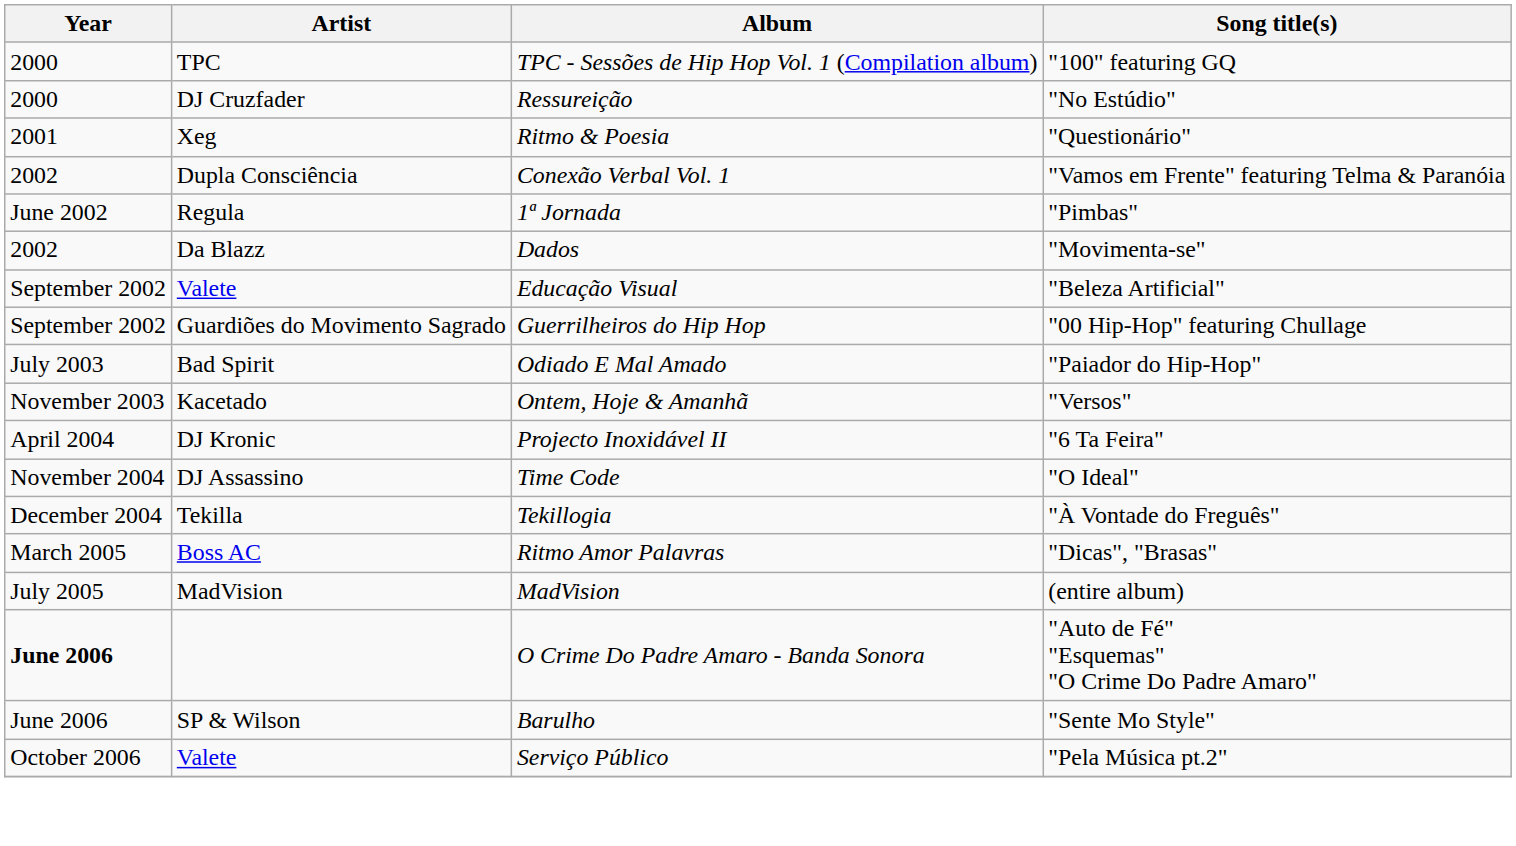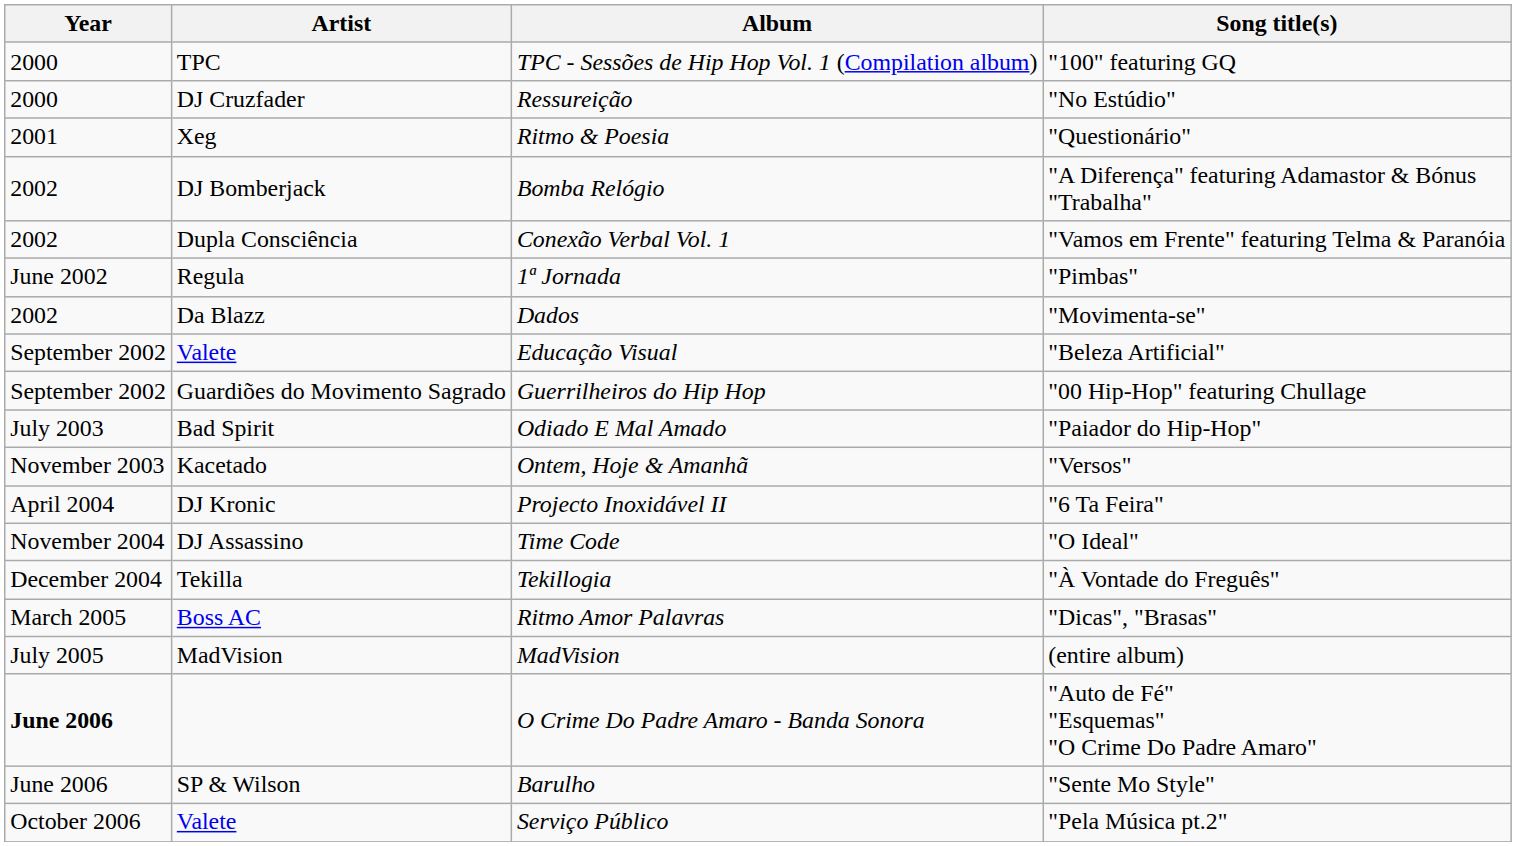+ row: (591, 188)
